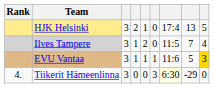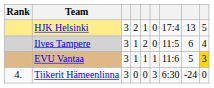(191, 43) 7 -> (191, 43) 6
(171, 75) lightyellow background -> (171, 75) no background
(191, 75) -29 -> (191, 75) -24
